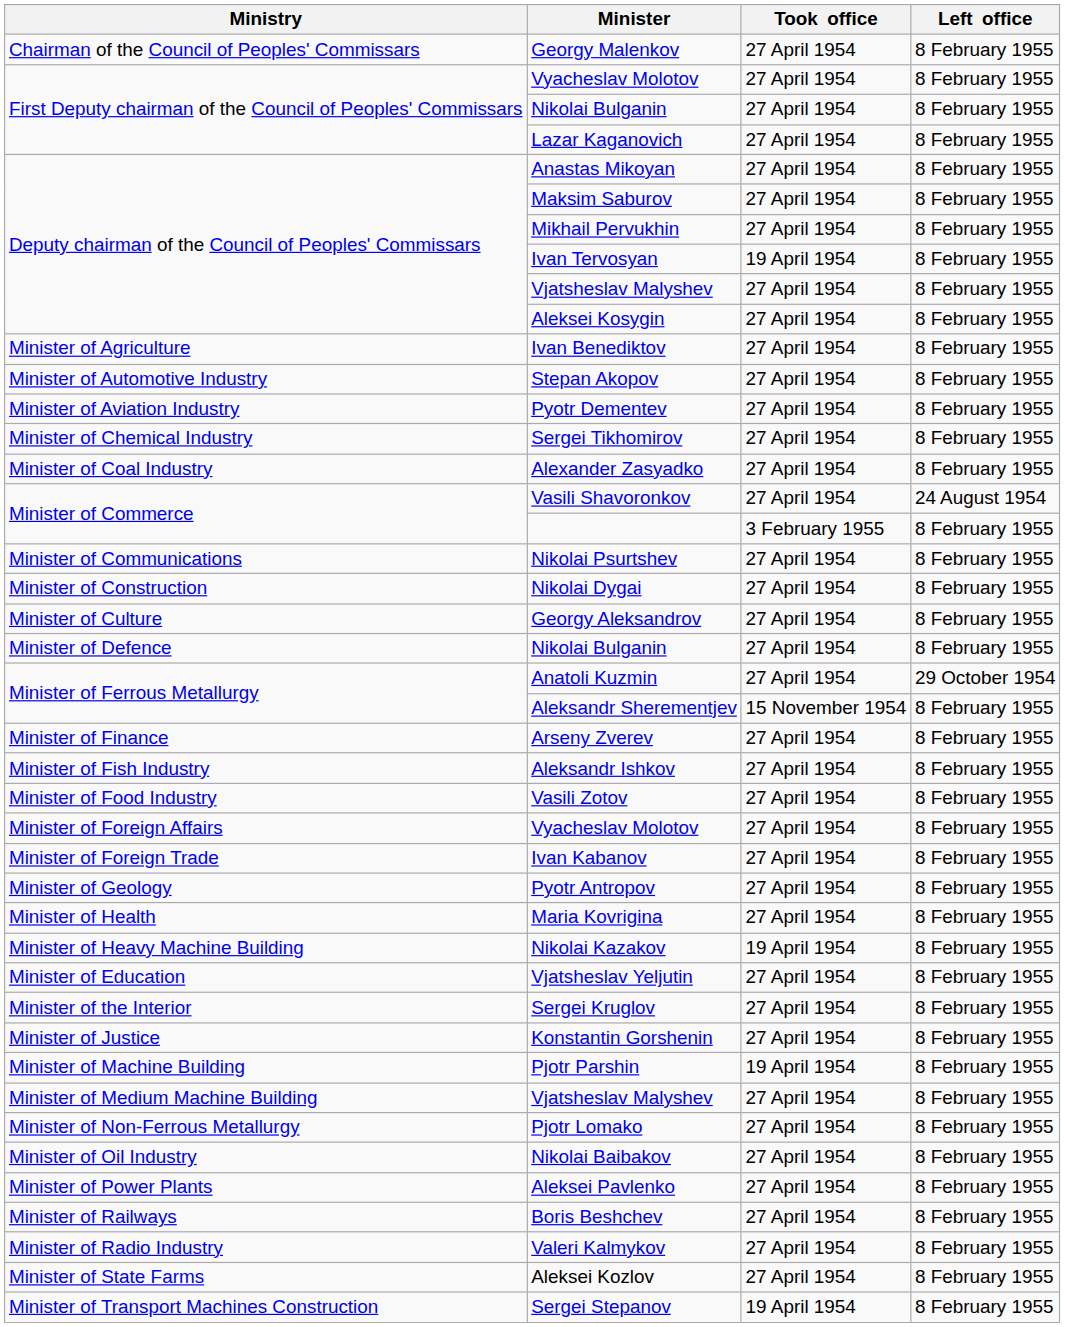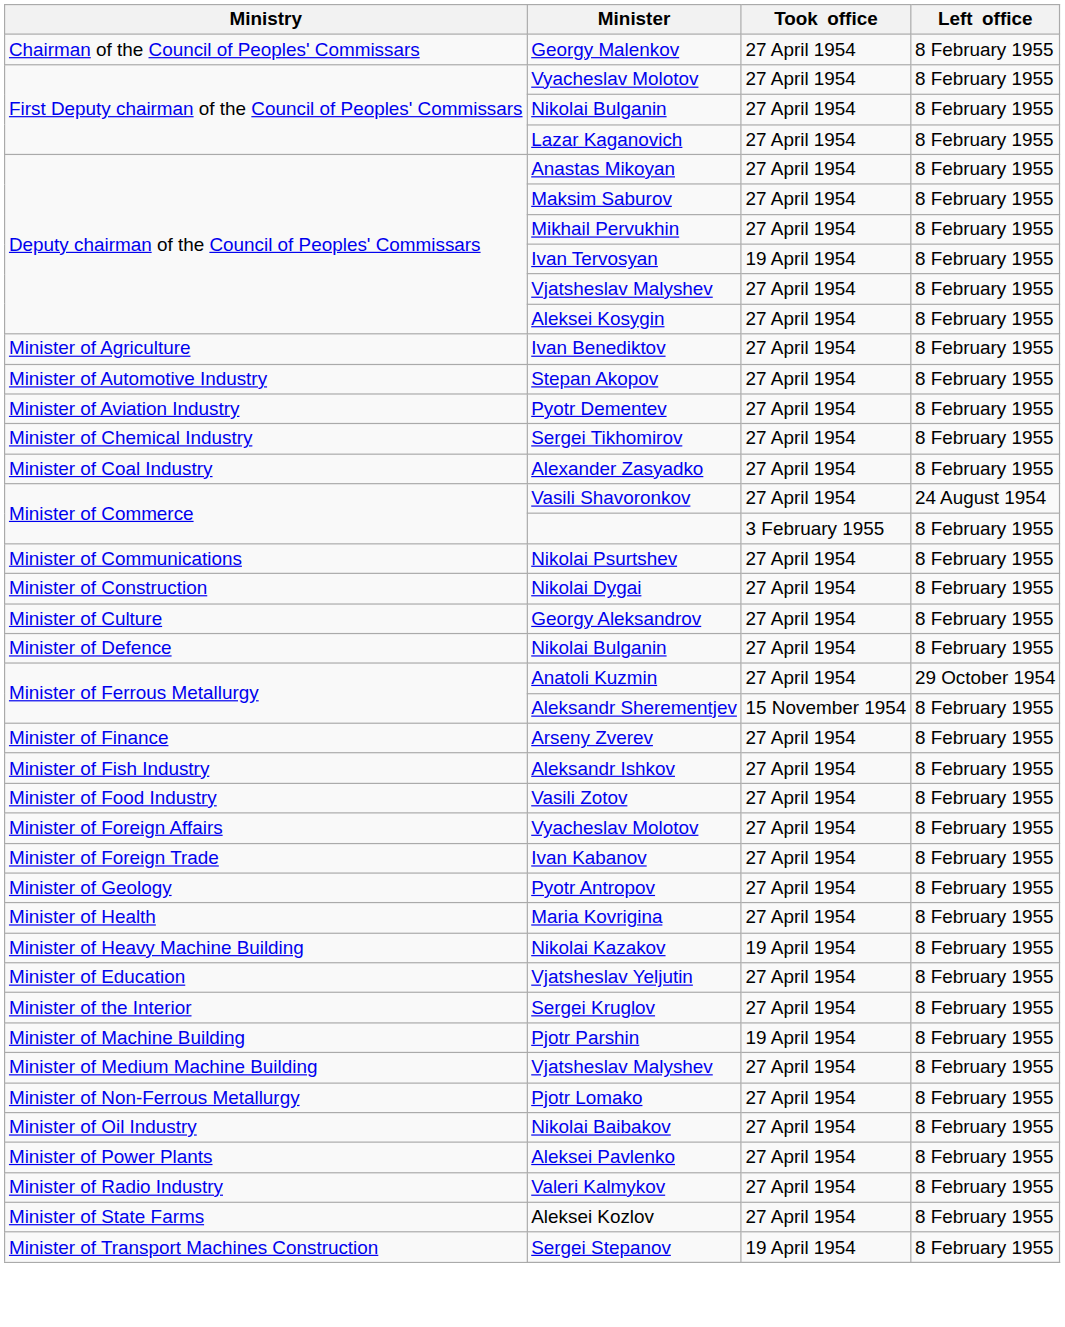- row: (84, 1037)
- row: (93, 1217)
